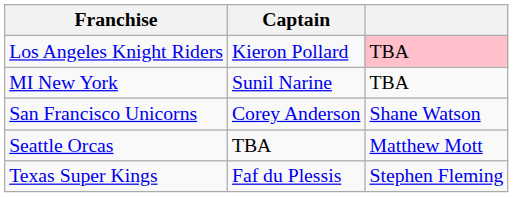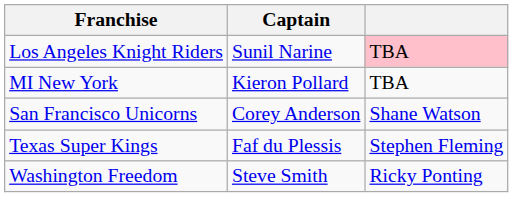(290, 51) Kieron Pollard -> (282, 51) Sunil Narine
(282, 82) Sunil Narine -> (290, 82) Kieron Pollard
- row: (61, 144)
+ row: (93, 176)
